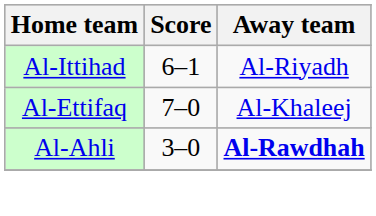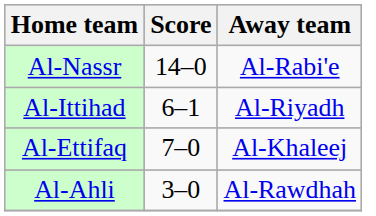+ row: (74, 66)
(294, 148) bold -> (290, 189) normal
